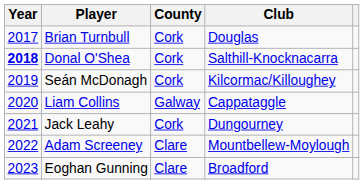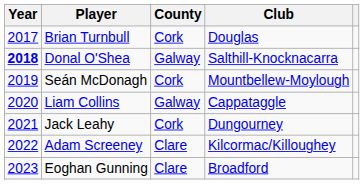(169, 59) Cork -> (177, 59) Galway
(272, 80) Kilcormac/Killoughey -> (279, 80) Mountbellew-Moylough
(279, 146) Mountbellew-Moylough -> (272, 146) Kilcormac/Killoughey
